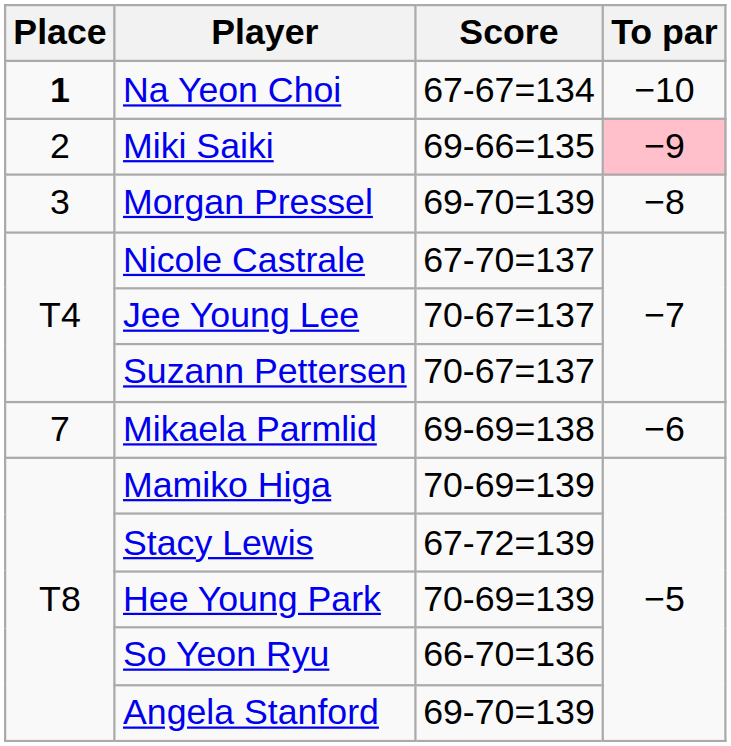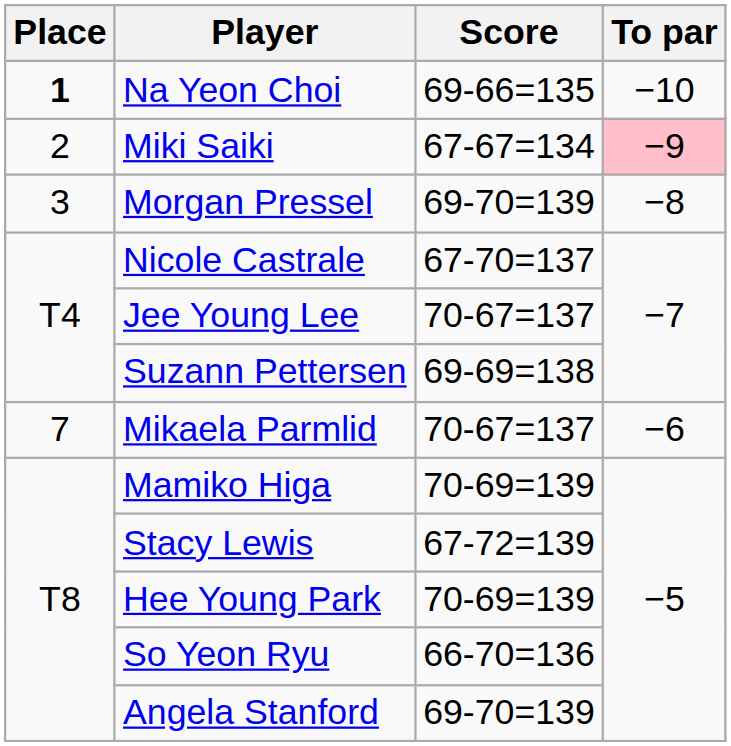(509, 89) 67-67=134 -> (509, 89) 69-66=135
(509, 145) 69-66=135 -> (509, 145) 67-67=134
(509, 372) 70-67=137 -> (509, 372) 69-69=138
(509, 428) 69-69=138 -> (509, 428) 70-67=137
